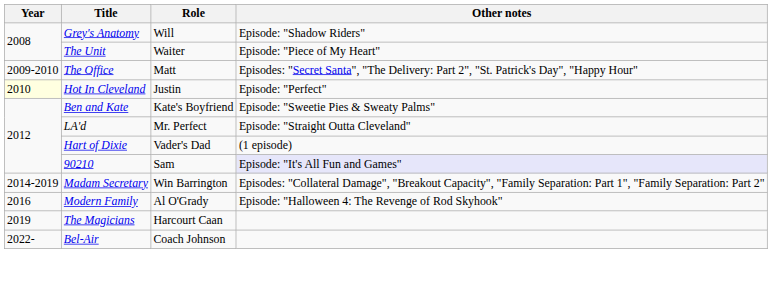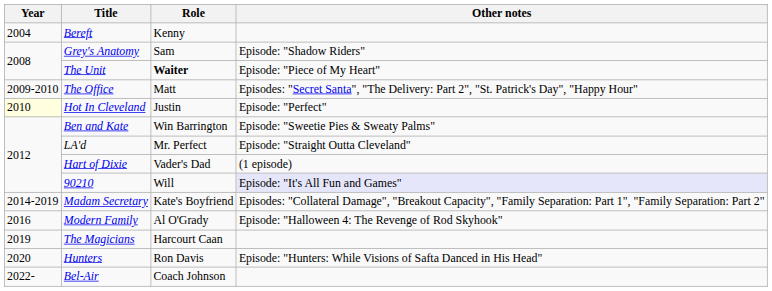+ row: (78, 32)
(164, 32) Will -> (164, 51) Sam
(169, 51) normal -> (171, 70) bold
(193, 107) Kate's Boyfriend -> (190, 126) Win Barrington
(164, 164) Sam -> (164, 182) Will
(190, 182) Win Barrington -> (193, 201) Kate's Boyfriend
+ row: (83, 257)
